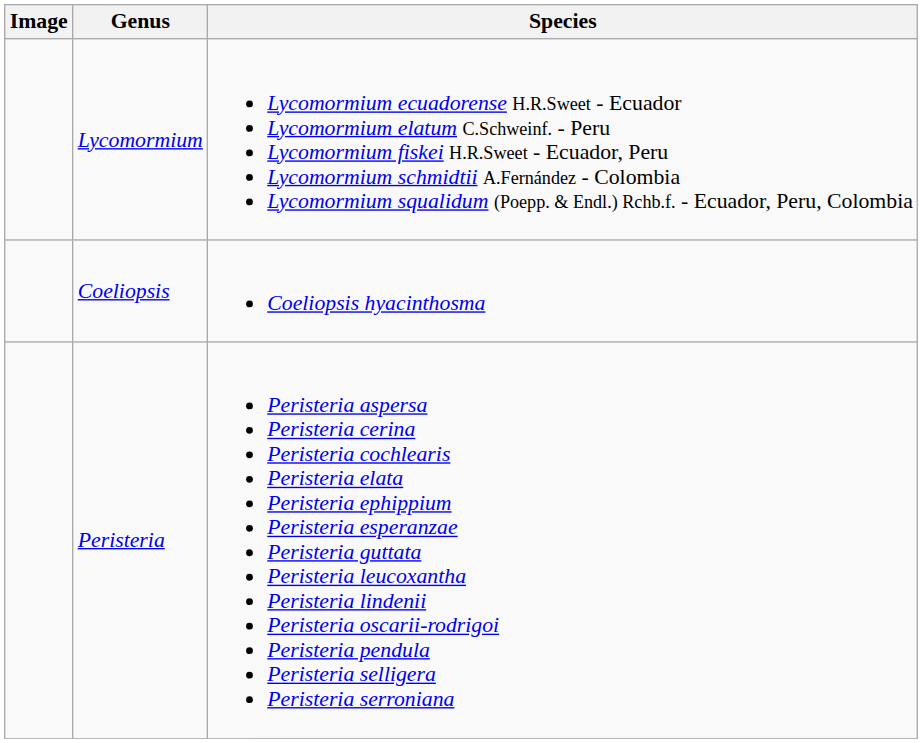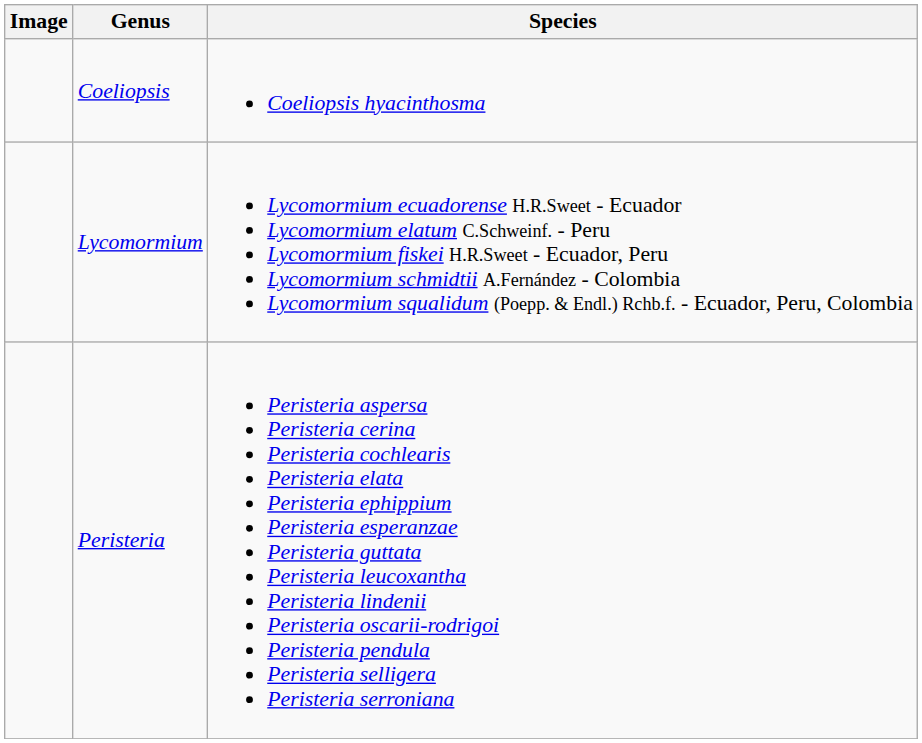rows swapped: (124, 290) <-> (140, 139)
